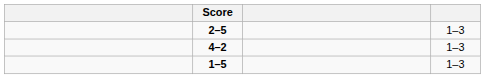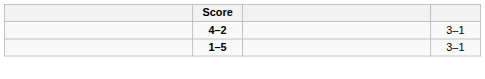- row: (218, 30)
(455, 47) 1–3 -> (455, 30) 3–1
(455, 64) 1–3 -> (455, 47) 3–1
